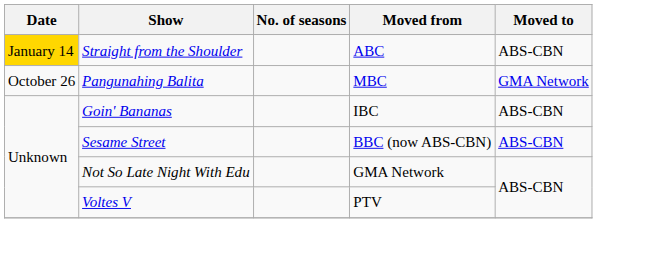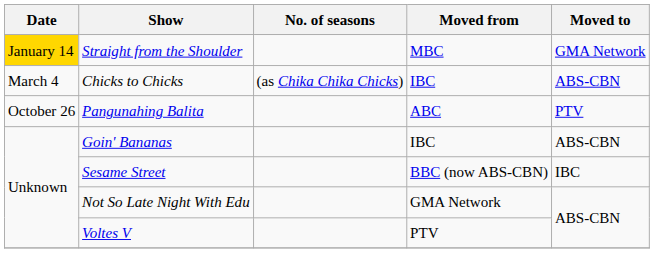(369, 50) ABC -> (427, 50) MBC
(531, 50) ABS-CBN -> (600, 50) GMA Network
+ row: (133, 81)
(370, 81) MBC -> (426, 111) ABC
(544, 81) GMA Network -> (569, 111) PTV
(531, 141) ABS-CBN -> (567, 172) IBC
